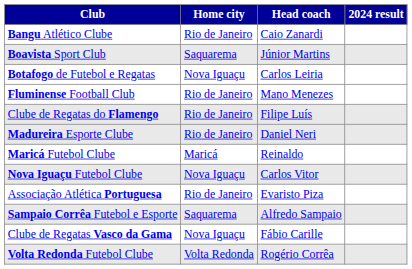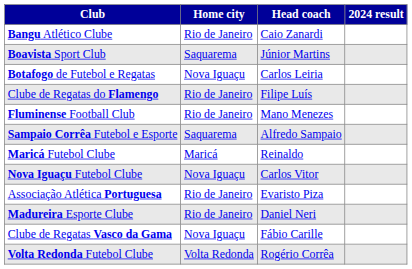rows swapped: (83, 114) <-> (71, 94)
rows swapped: (70, 134) <-> (93, 214)
